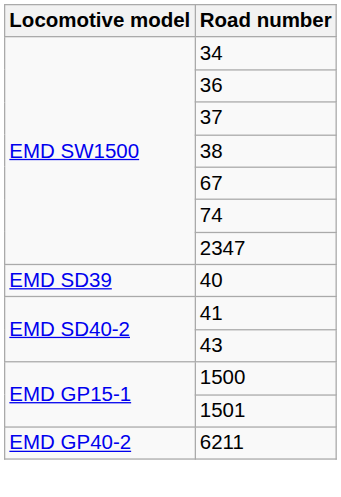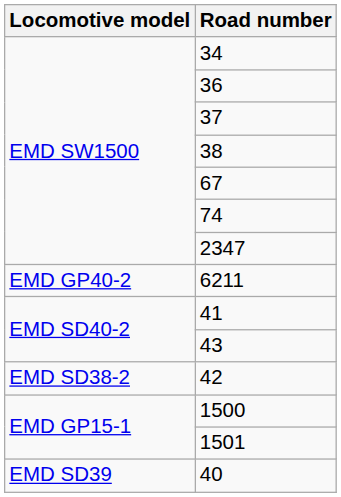rows swapped: (211, 280) <-> (222, 442)
+ row: (211, 378)
